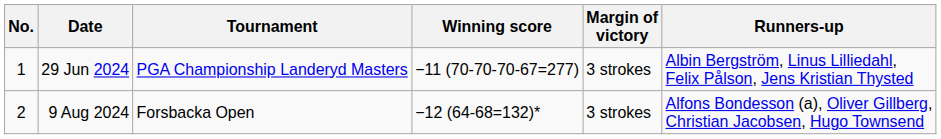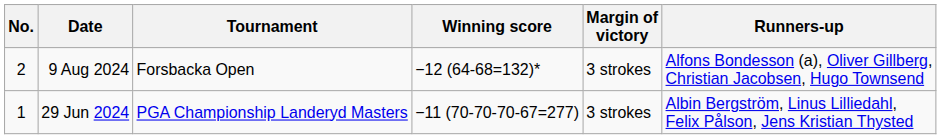rows swapped: (85, 69) <-> (89, 113)
